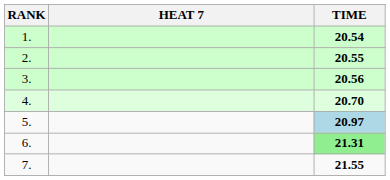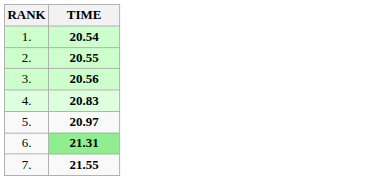- column: (181, 15)
(349, 101) 20.70 -> (84, 101) 20.83
(349, 122) lightblue background -> (84, 122) no background
